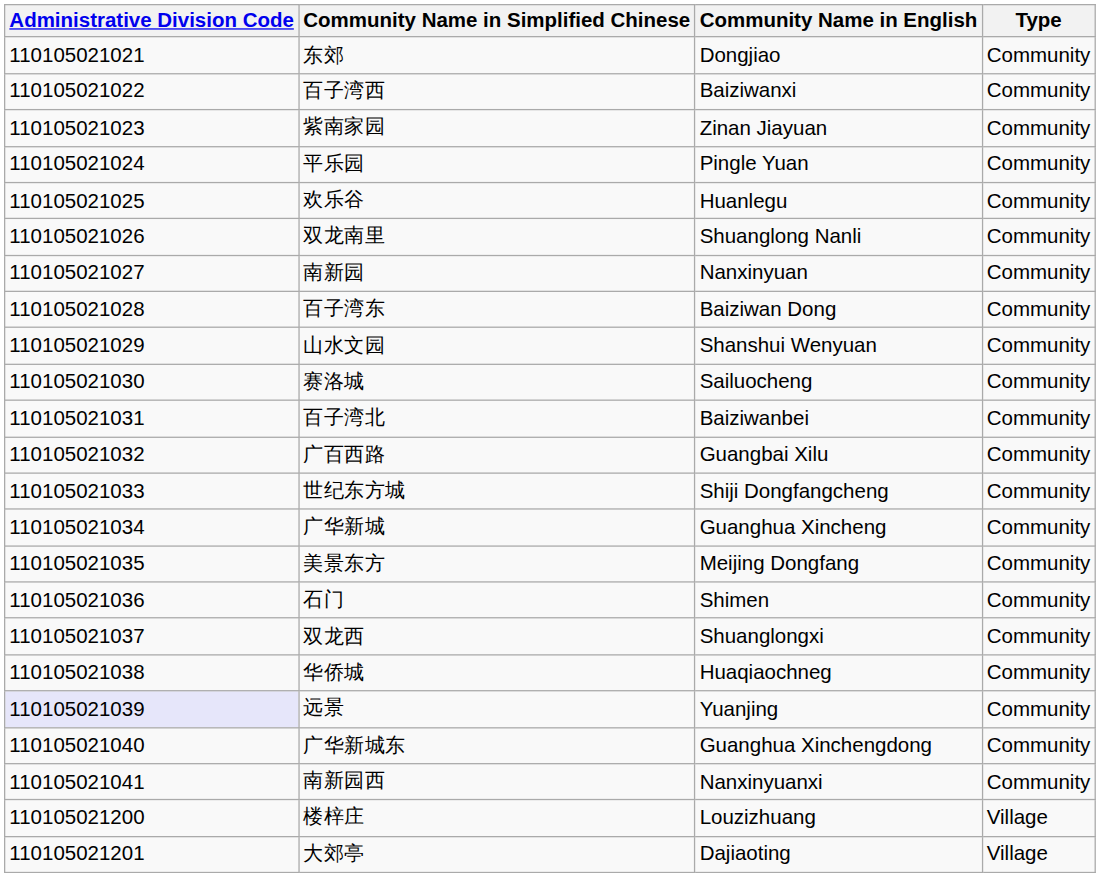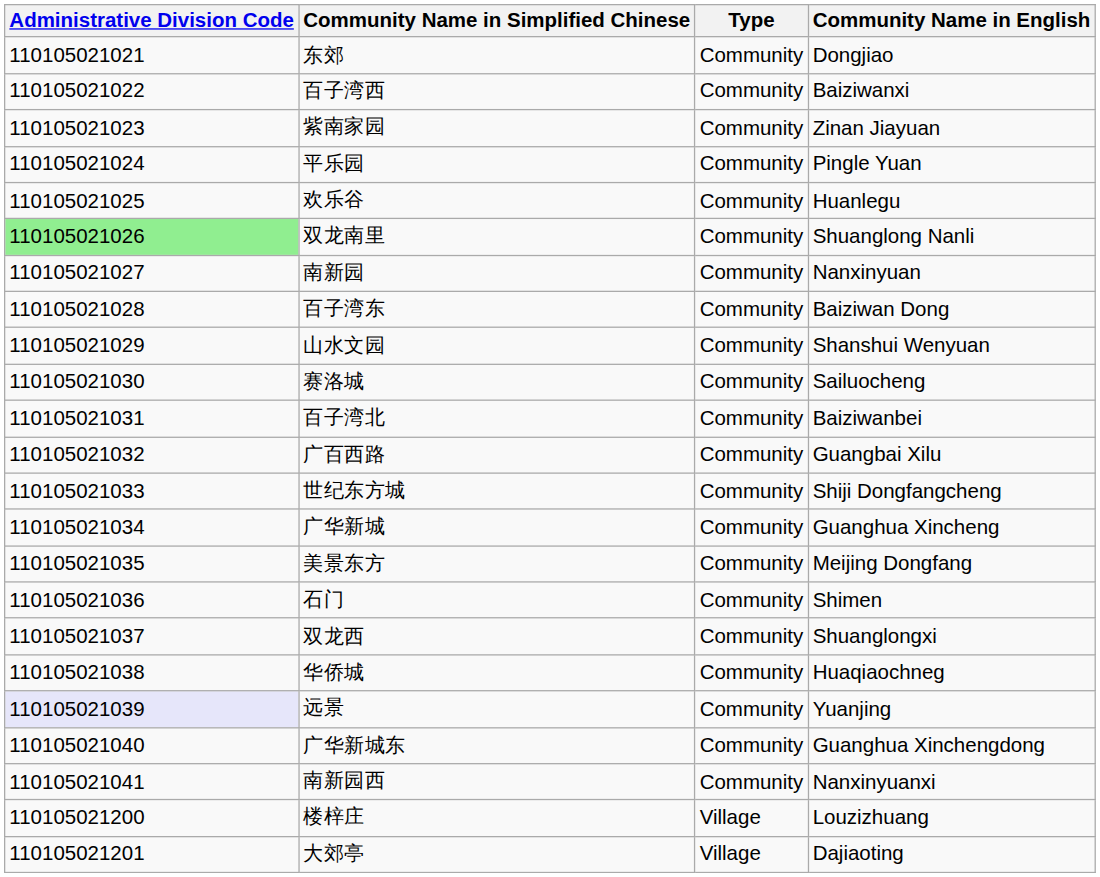columns swapped: (838, 20) <-> (1039, 20)
(77, 236) no background -> (77, 236) lightgreen background
